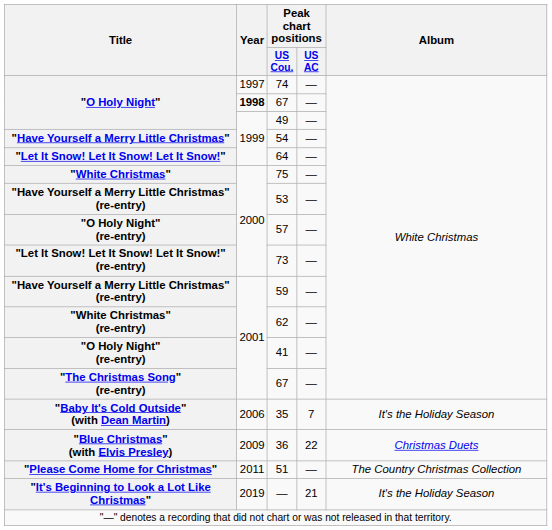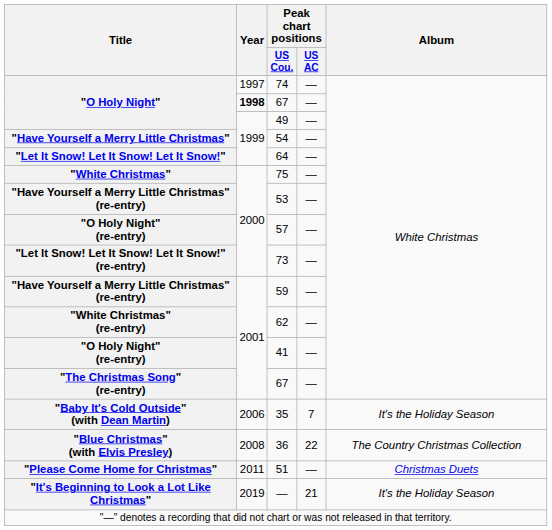(252, 445) 2009 -> (252, 445) 2008
(436, 445) Christmas Duets -> (436, 445) The Country Christmas Collection
(436, 469) The Country Christmas Collection -> (436, 469) Christmas Duets
